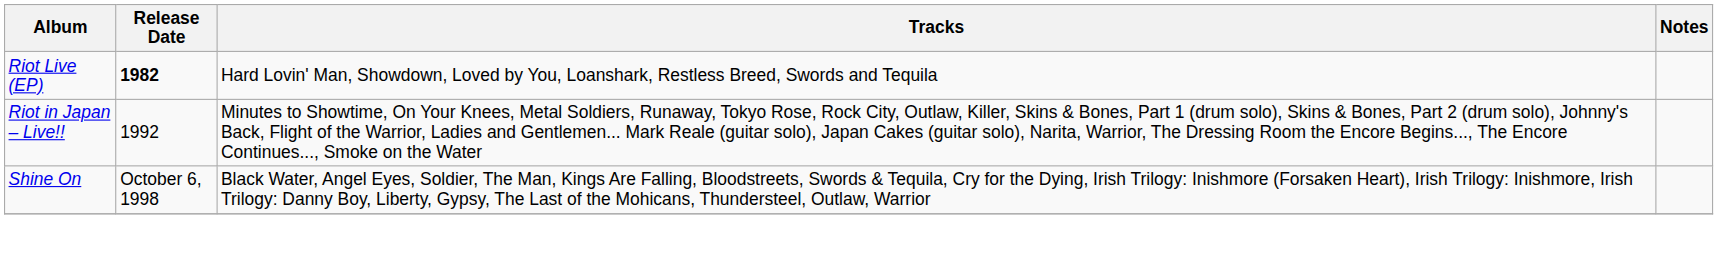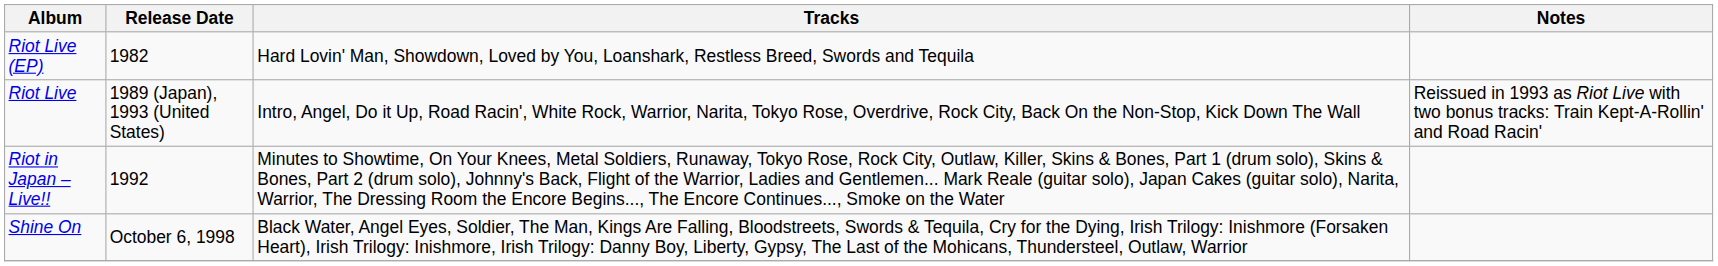(140, 75) bold -> (129, 55) normal
+ row: (42, 93)
